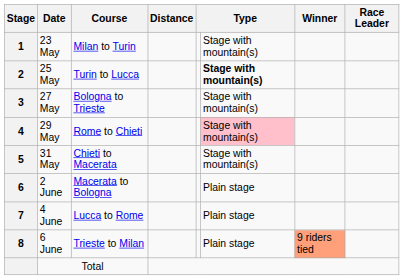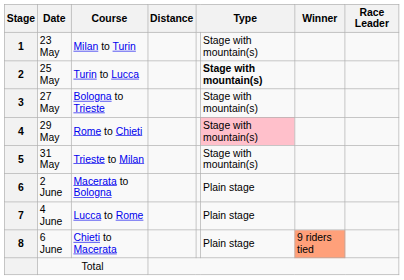(95, 159) Chieti to Macerata -> (109, 159) Trieste to Milan
(109, 244) Trieste to Milan -> (95, 244) Chieti to Macerata
